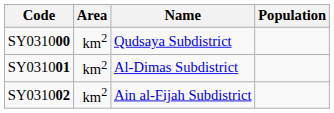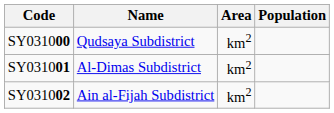columns swapped: (183, 16) <-> (92, 16)
